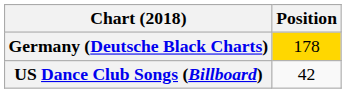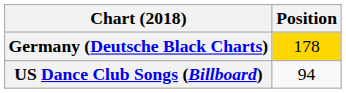(307, 74) 42 -> (307, 74) 94
